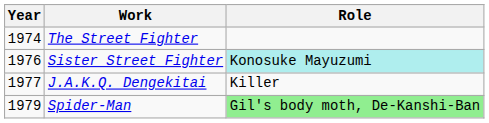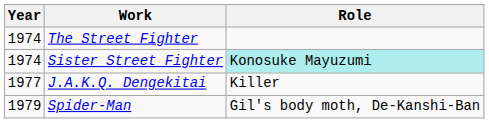(25, 61) 1976 -> (25, 61) 1974
(355, 107) lightgreen background -> (355, 107) no background
